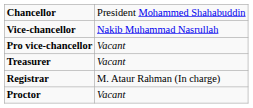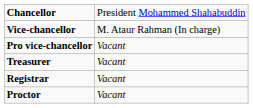(158, 29) Nakib Muhammad Nasrullah -> (159, 29) M. Ataur Rahman (In charge)
(159, 78) M. Ataur Rahman (In charge) -> (111, 78) Vacant
